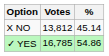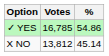rows swapped: (22, 43) <-> (18, 27)
